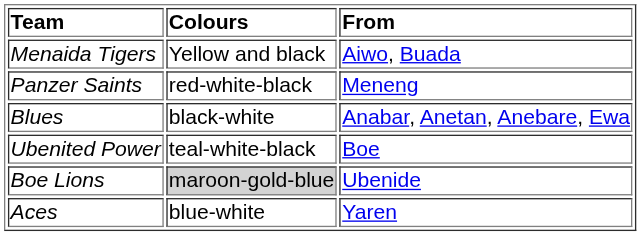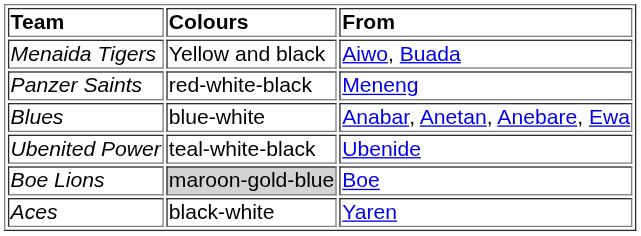(222, 117) black-white -> (217, 117) blue-white
(361, 149) Boe -> (382, 149) Ubenide
(382, 180) Ubenide -> (361, 180) Boe
(217, 212) blue-white -> (222, 212) black-white
